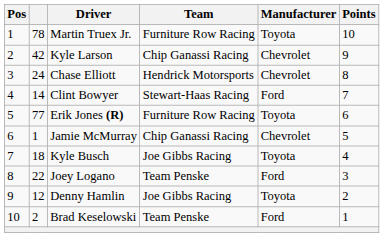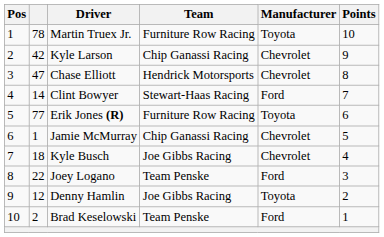(38, 74) 24 -> (38, 74) 47
(278, 155) Toyota -> (285, 155) Chevrolet
